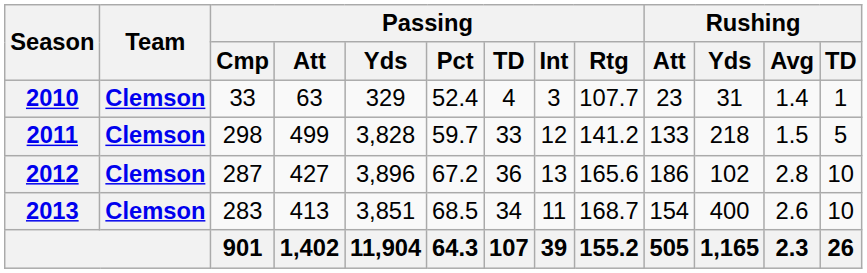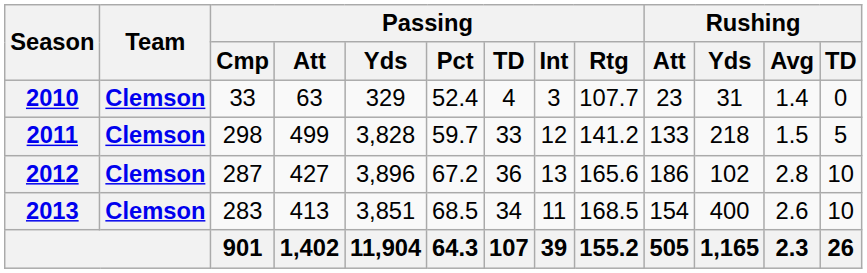(841, 98) 1 -> (841, 98) 0
(609, 211) 168.7 -> (609, 211) 168.5
